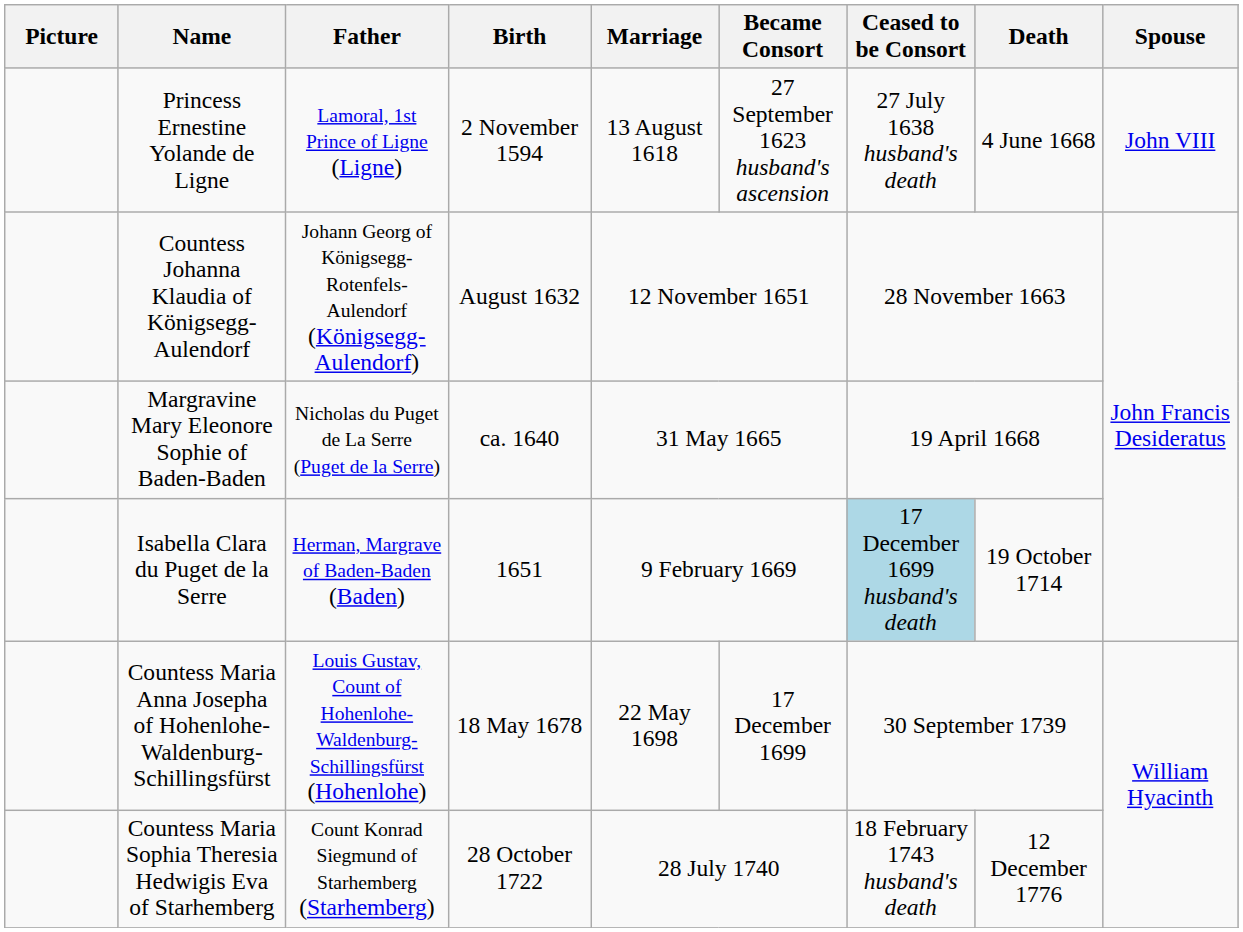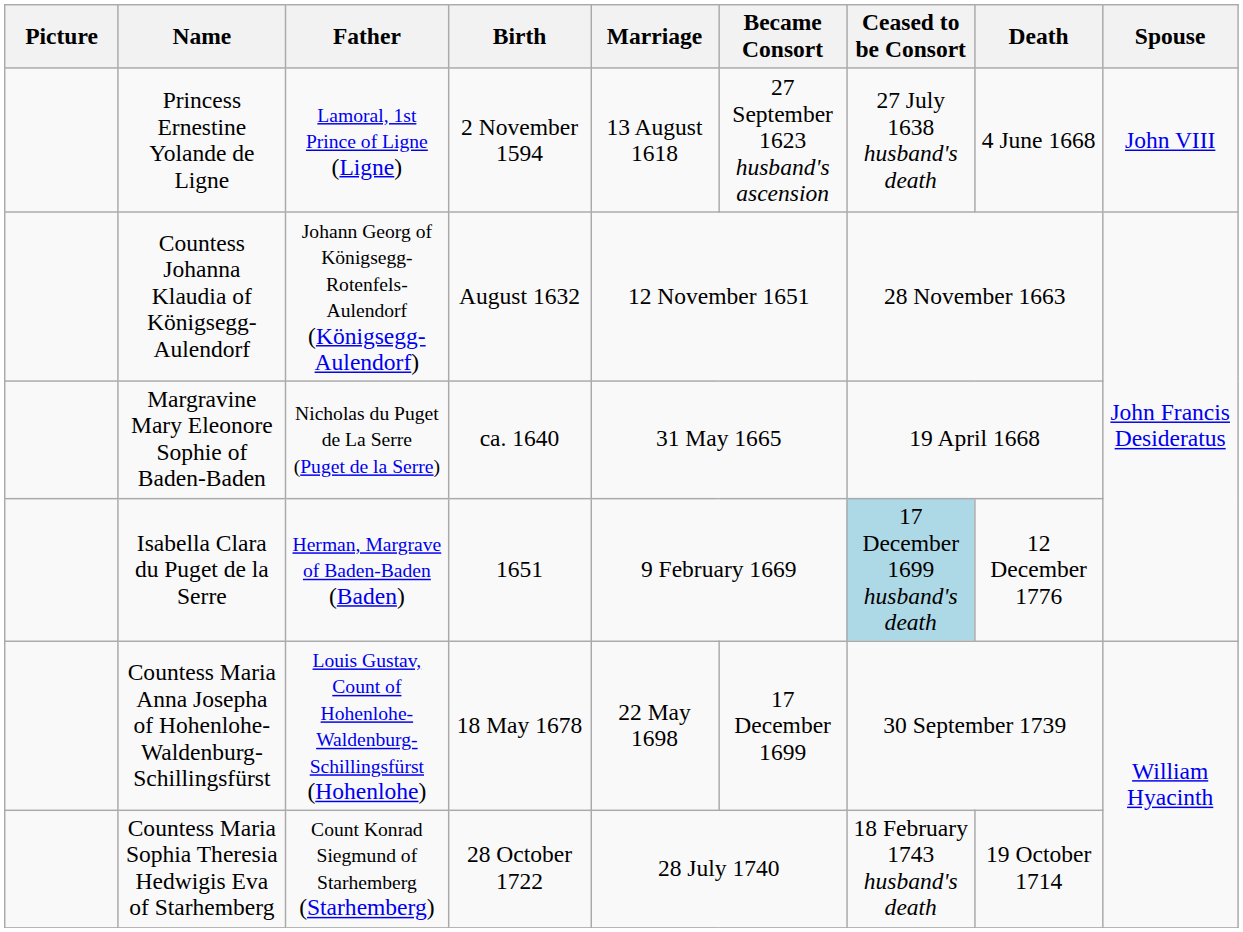(1039, 569) 19 October 1714 -> (1039, 569) 12 December 1776
(1039, 868) 12 December 1776 -> (1039, 868) 19 October 1714
